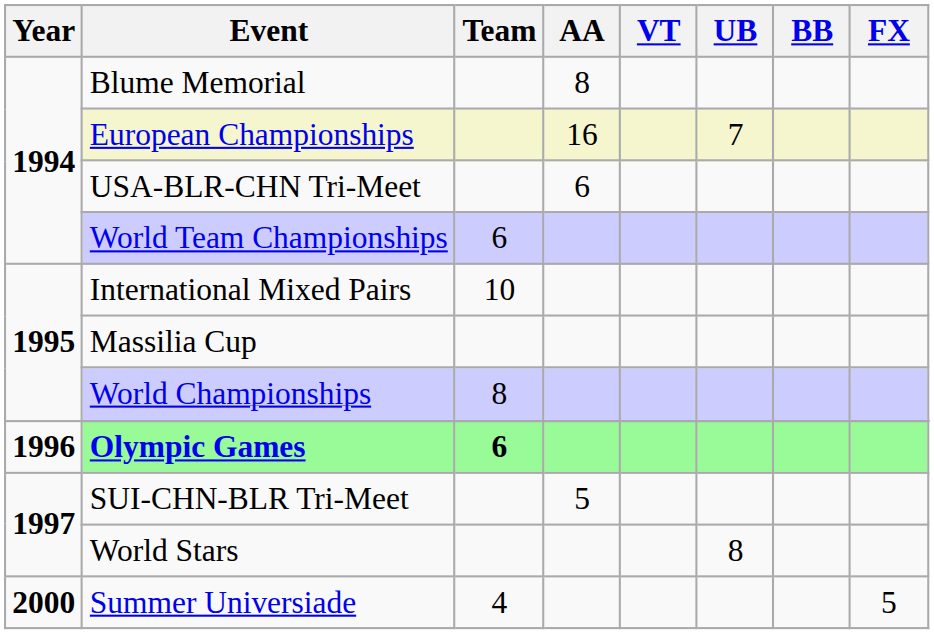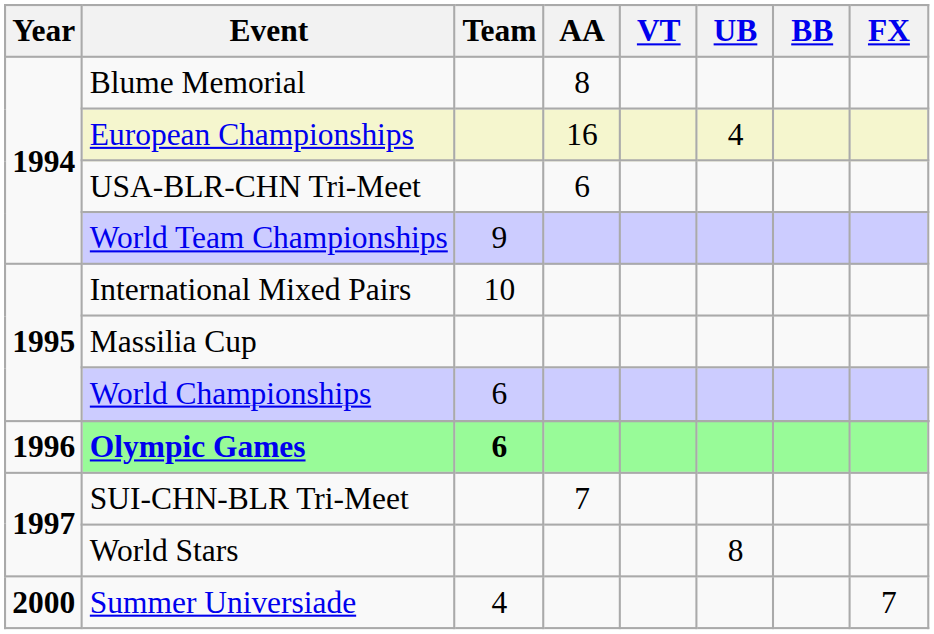(735, 134) 7 -> (735, 134) 4
(499, 238) 6 -> (499, 238) 9
(499, 393) 8 -> (499, 393) 6
(582, 497) 5 -> (582, 497) 7
(889, 601) 5 -> (889, 601) 7
